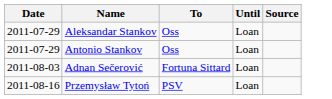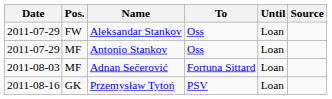+ column: (75, 13)
